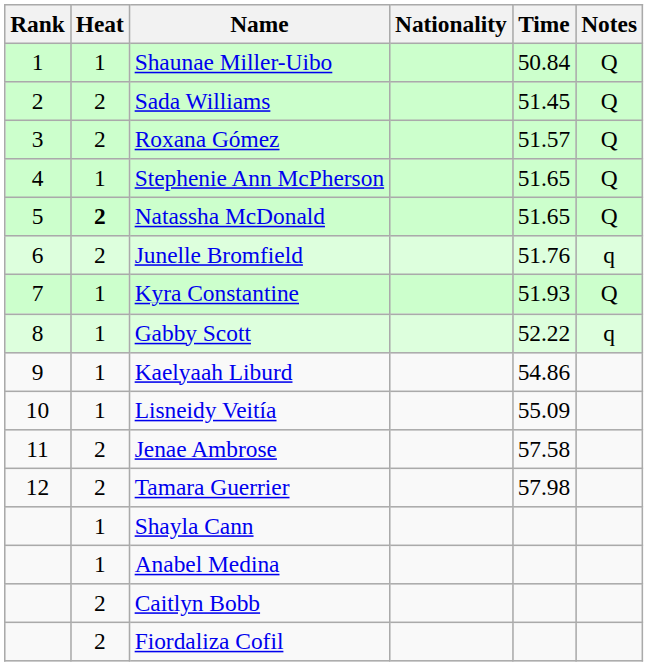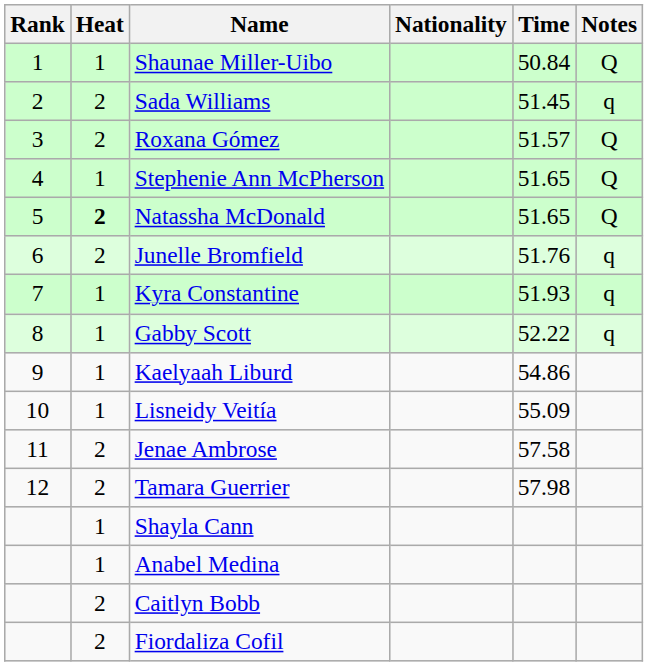(609, 101) Q -> (609, 101) q
(609, 294) Q -> (609, 294) q
